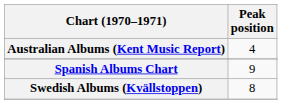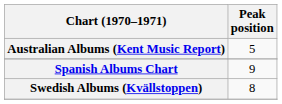(252, 48) 4 -> (252, 48) 5
